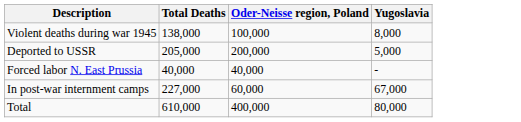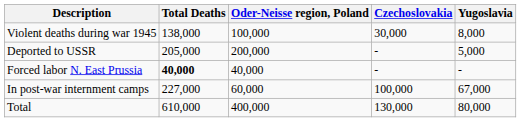+ column: (413, 13)
(178, 70) normal -> (178, 70) bold
